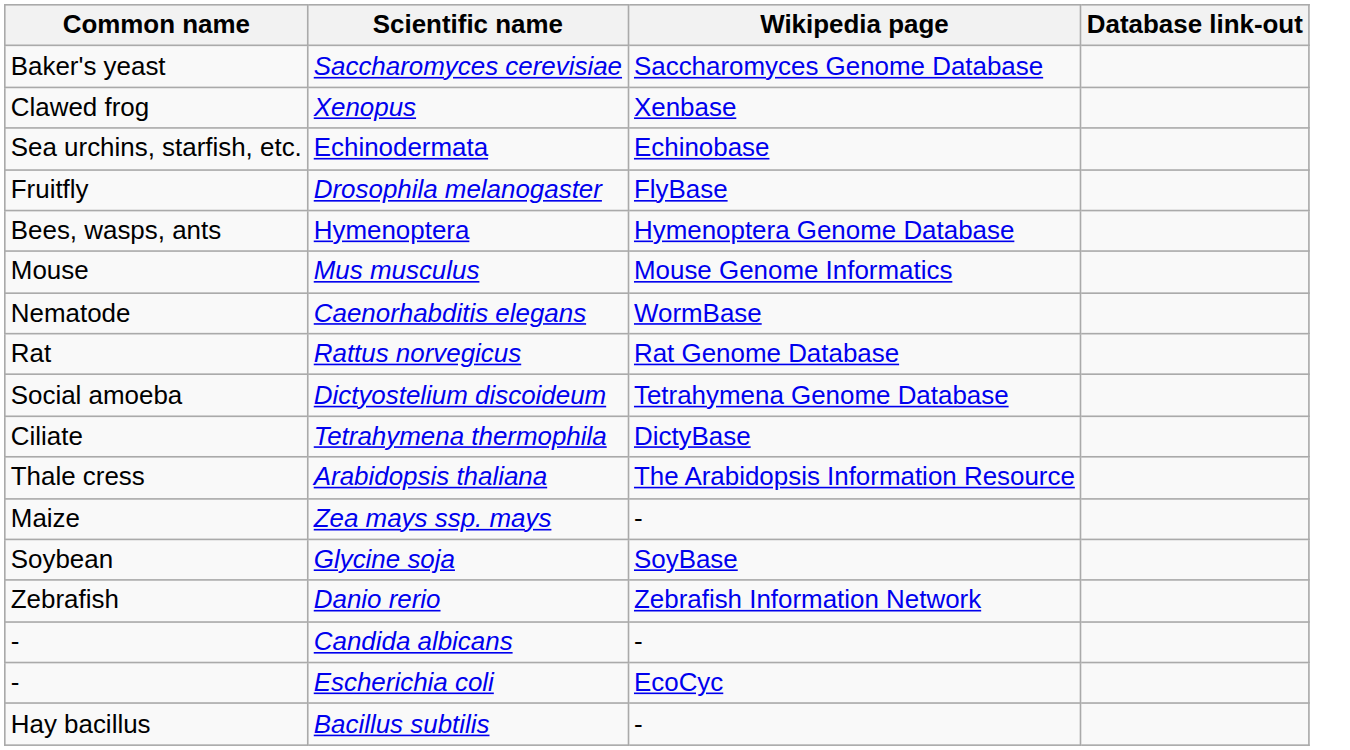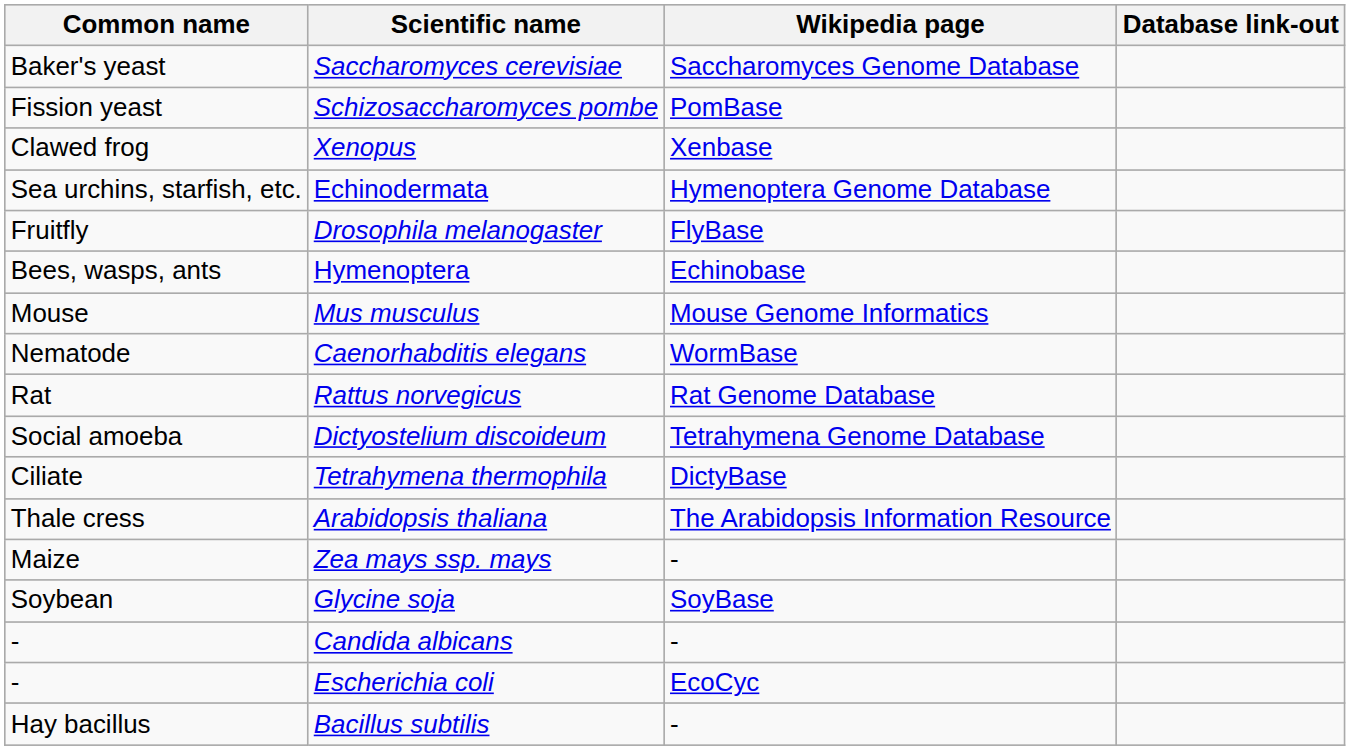+ row: (486, 107)
(702, 148) Echinobase -> (860, 189) Hymenoptera Genome Database
(824, 230) Hymenoptera Genome Database -> (738, 271) Echinobase
- row: (377, 600)
